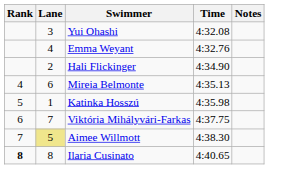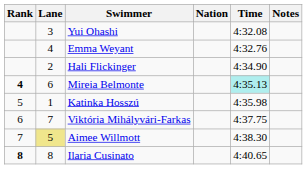+ column: (212, 13)
(20, 84) normal -> (20, 84) bold
(213, 84) no background -> (250, 84) paleturquoise background
